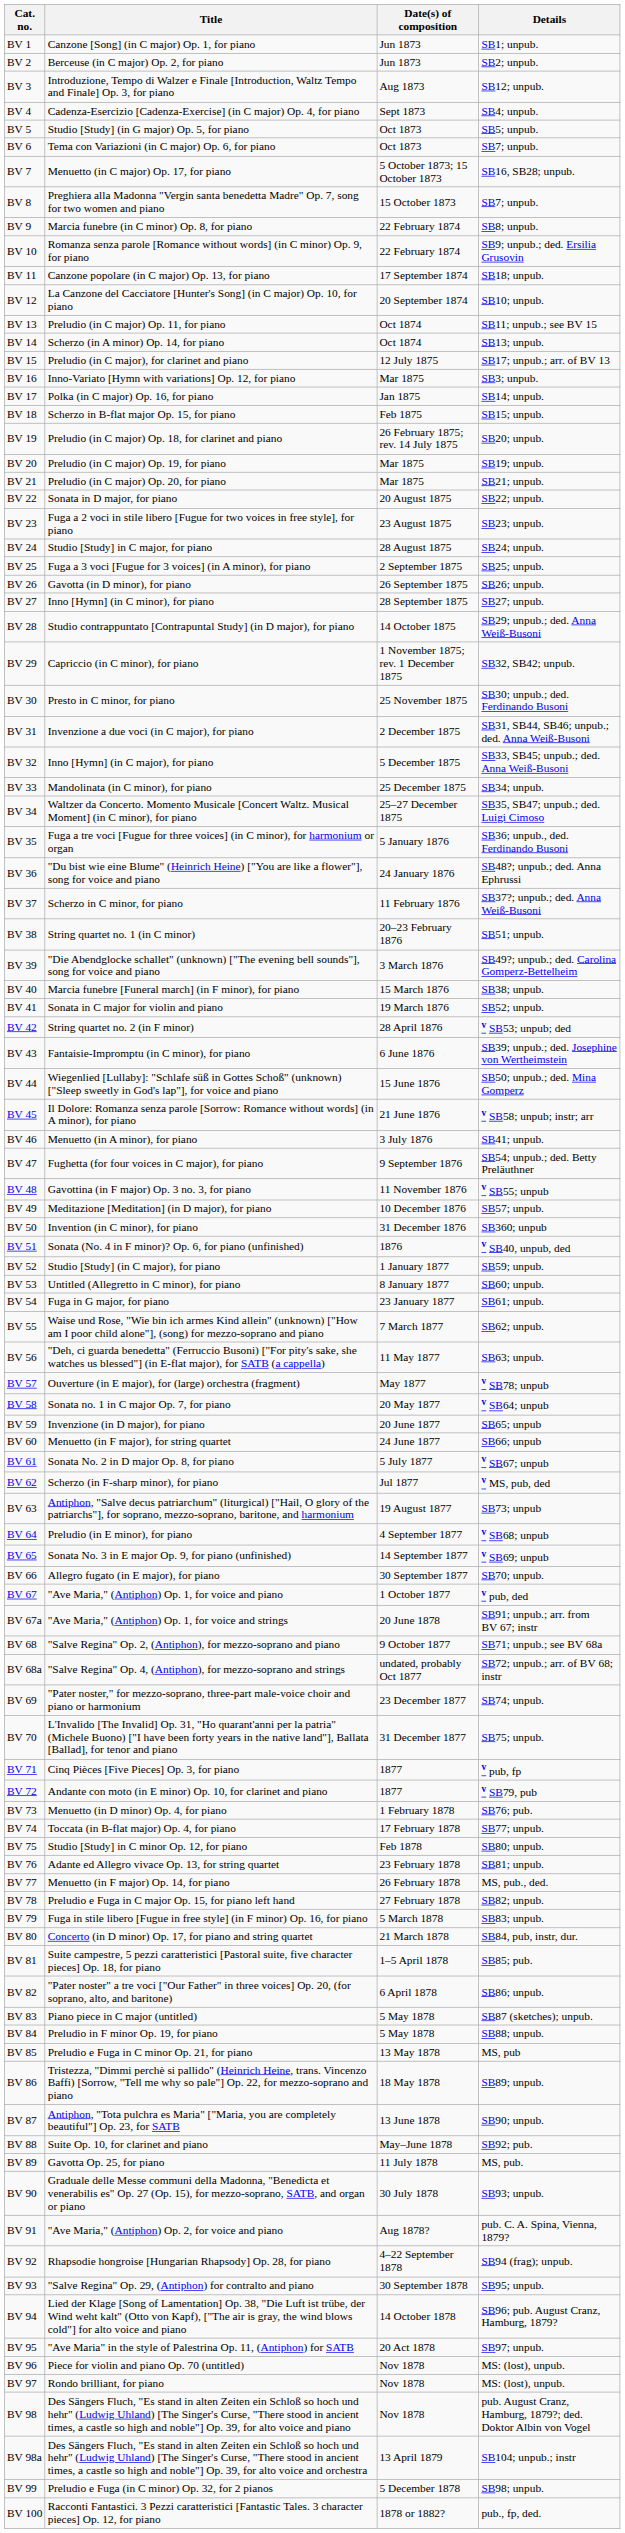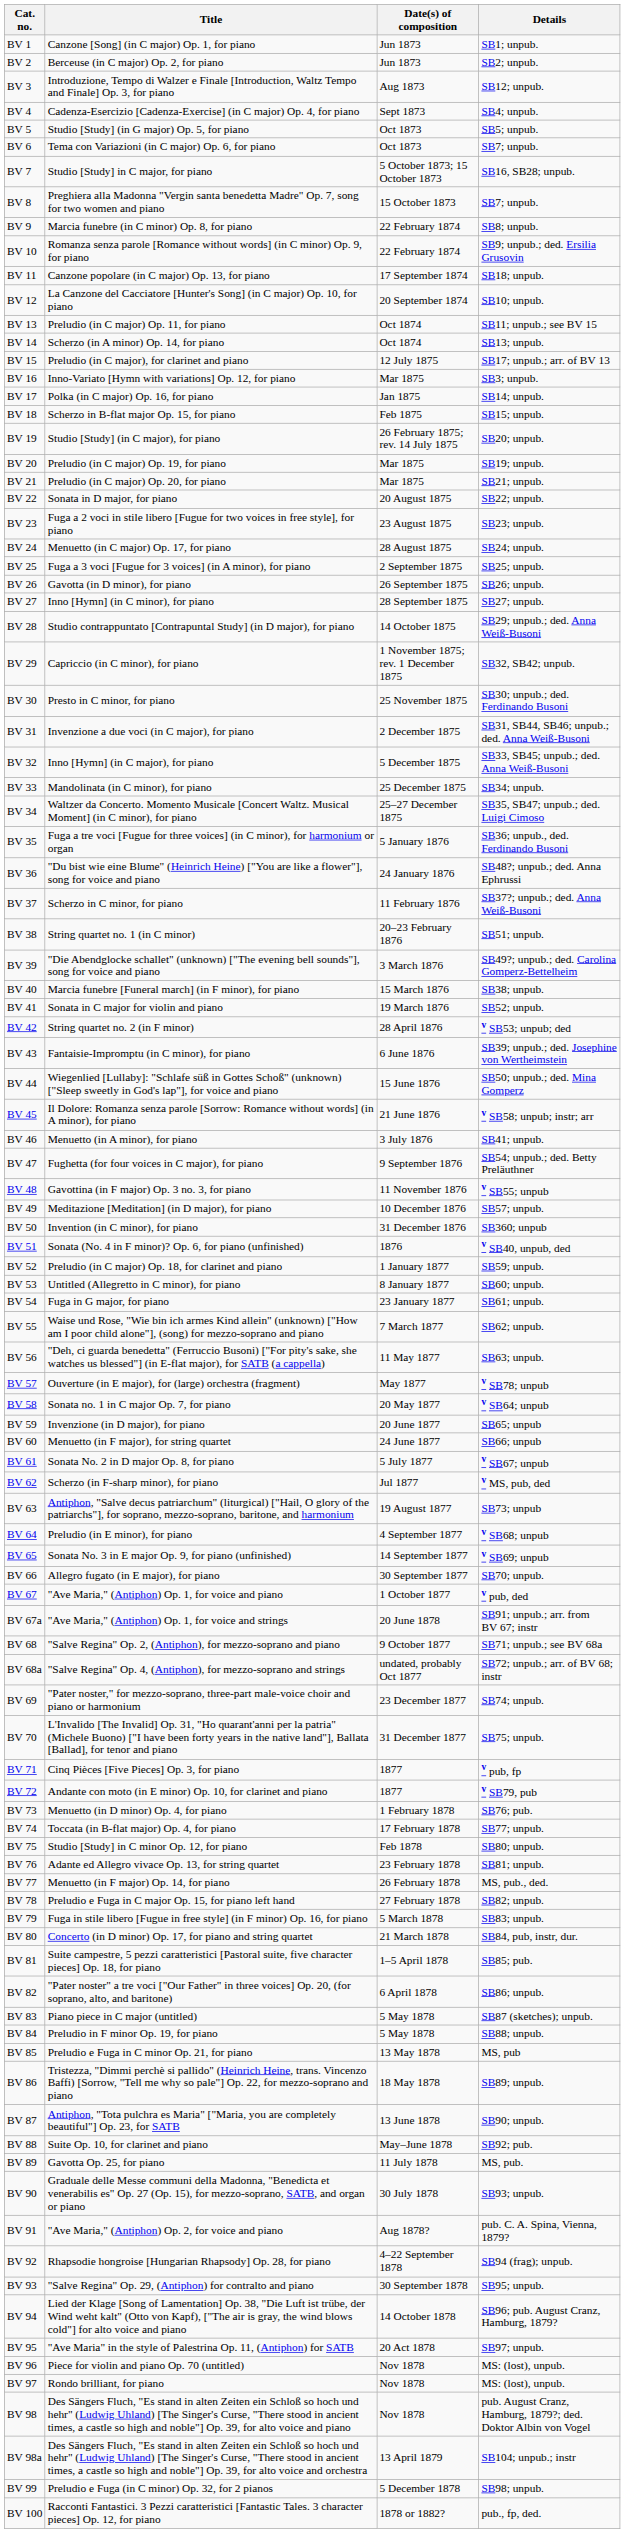(139, 171) Menuetto (in C major) Op. 17, for piano -> (130, 171) Studio [Study] in C major, for piano
(165, 438) Preludio (in C major) Op. 18, for clarinet and piano -> (134, 438) Studio [Study] (in C major), for piano
(130, 548) Studio [Study] in C major, for piano -> (139, 548) Menuetto (in C major) Op. 17, for piano
(134, 1266) Studio [Study] (in C major), for piano -> (165, 1266) Preludio (in C major) Op. 18, for clarinet and piano
